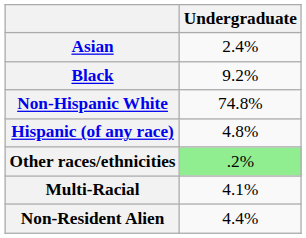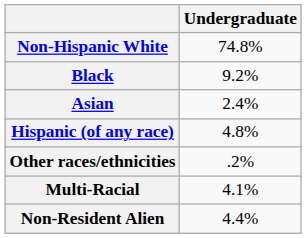rows swapped: (93, 104) <-> (93, 47)
(240, 161) lightgreen background -> (240, 161) no background
